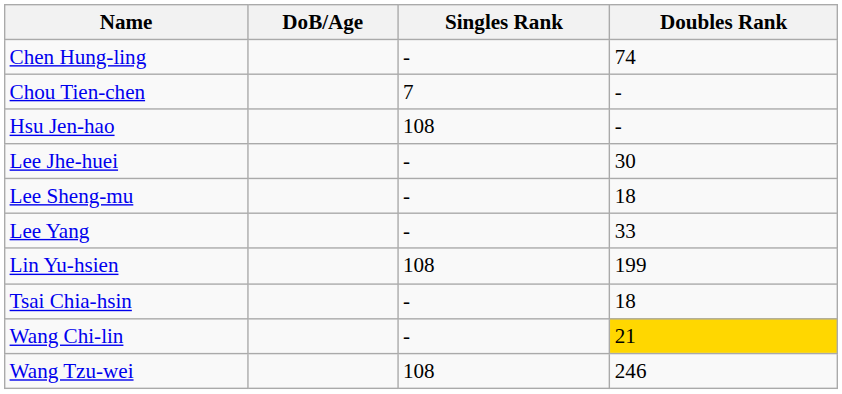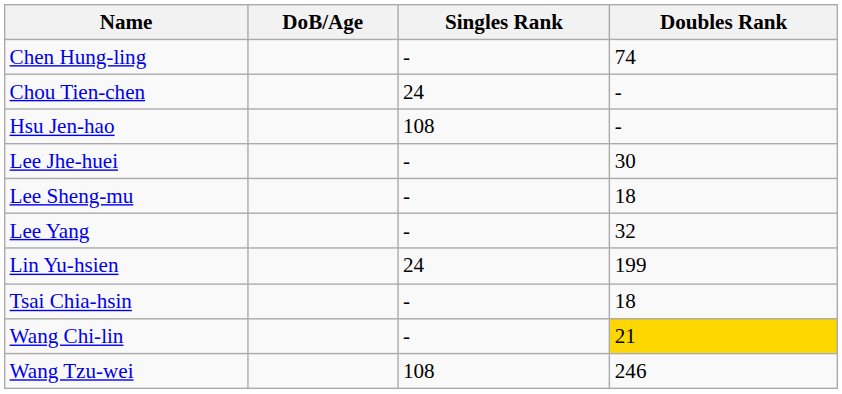(408, 91) 7 -> (413, 91) 24
(625, 231) 33 -> (625, 231) 32
(419, 265) 108 -> (413, 265) 24
